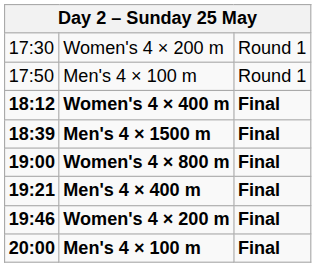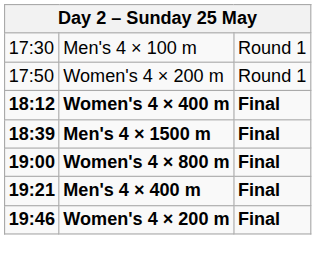(144, 47) Women's 4 × 200 m -> (130, 47) Men's 4 × 100 m
(130, 76) Men's 4 × 100 m -> (144, 76) Women's 4 × 200 m
- row: (32, 248)
